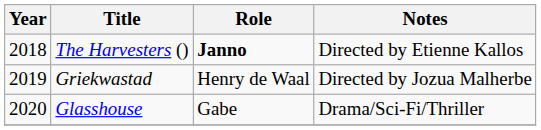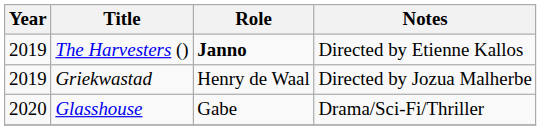(28, 49) 2018 -> (28, 49) 2019
